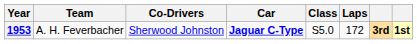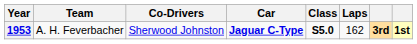(323, 30) normal -> (323, 30) bold
(355, 30) 172 -> (355, 30) 162
